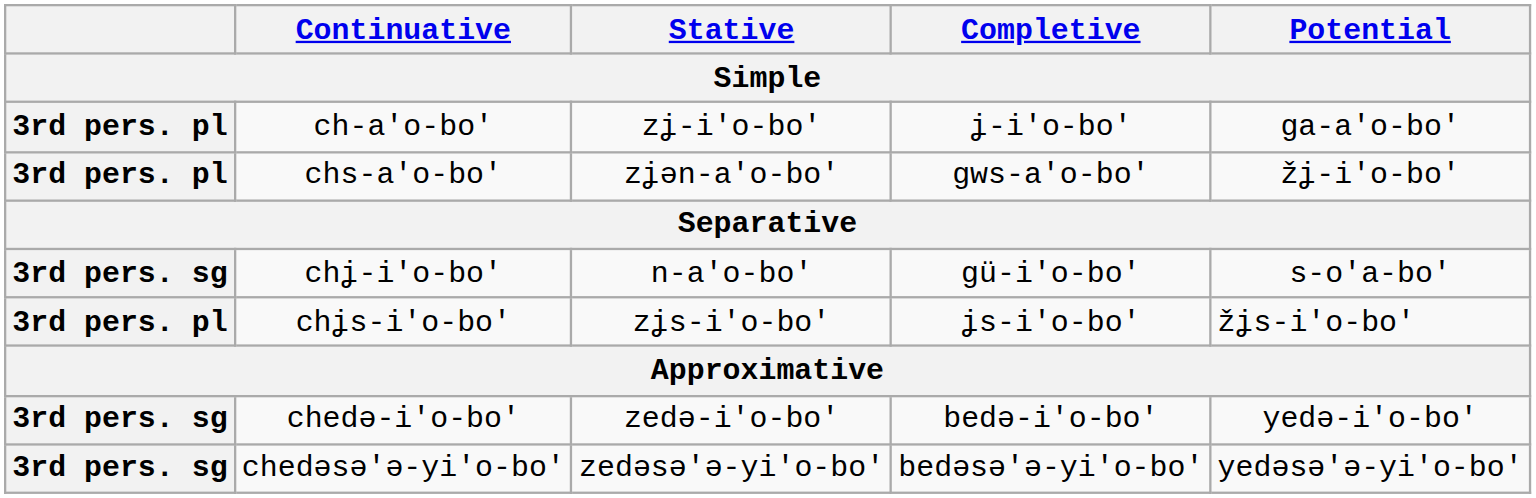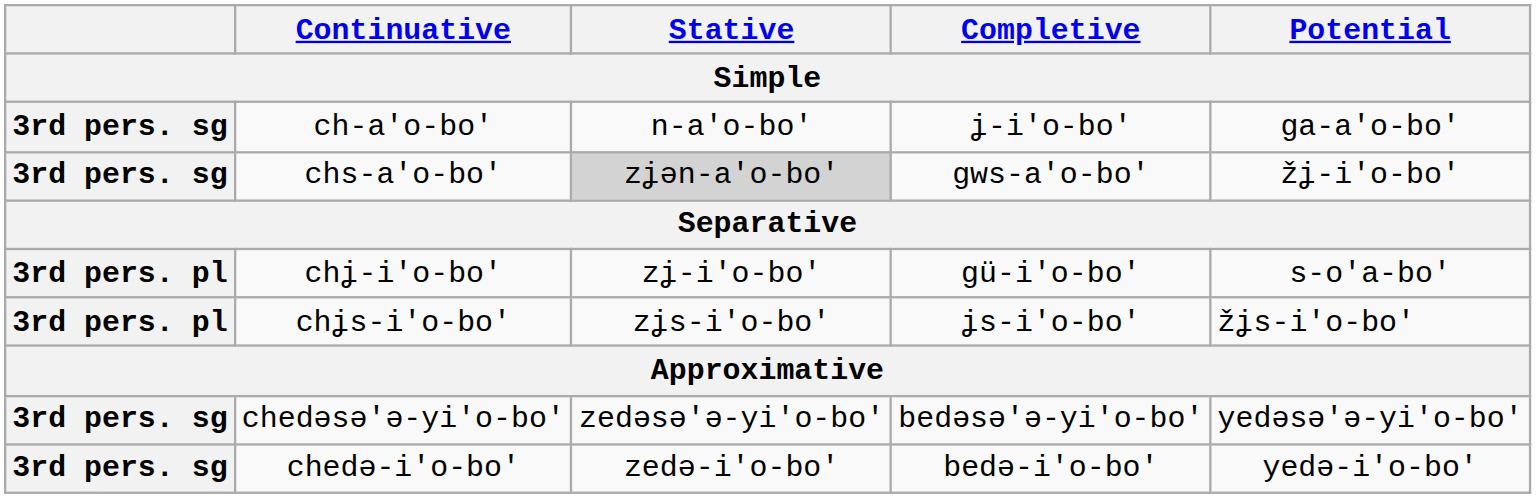(120, 127) 3rd pers. pl -> (120, 127) 3rd pers. sg
(732, 127) zʝ-i'o-bo' -> (732, 127) n-a'o-bo'
(120, 176) 3rd pers. pl -> (120, 176) 3rd pers. sg
(732, 176) no background -> (732, 176) lightgrey background
(120, 273) 3rd pers. sg -> (120, 273) 3rd pers. pl
(732, 273) n-a'o-bo' -> (732, 273) zʝ-i'o-bo'
rows swapped: (403, 419) <-> (403, 468)
